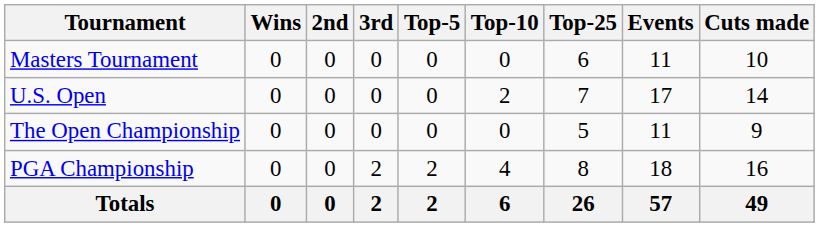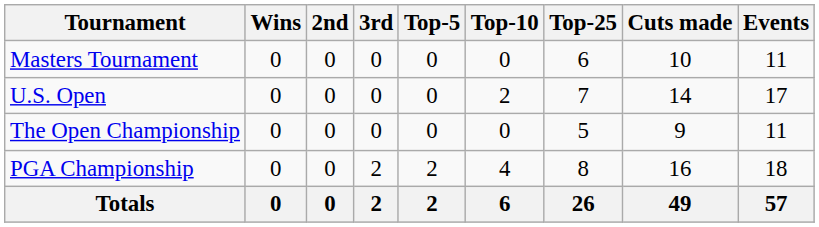columns swapped: (661, 22) <-> (757, 22)
